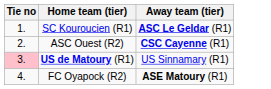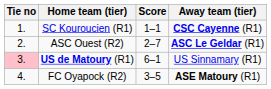+ column: (152, 12)
(185, 28) ASC Le Geldar (R1) -> (218, 28) CSC Cayenne (R1)
(185, 44) CSC Cayenne (R1) -> (218, 44) ASC Le Geldar (R1)
